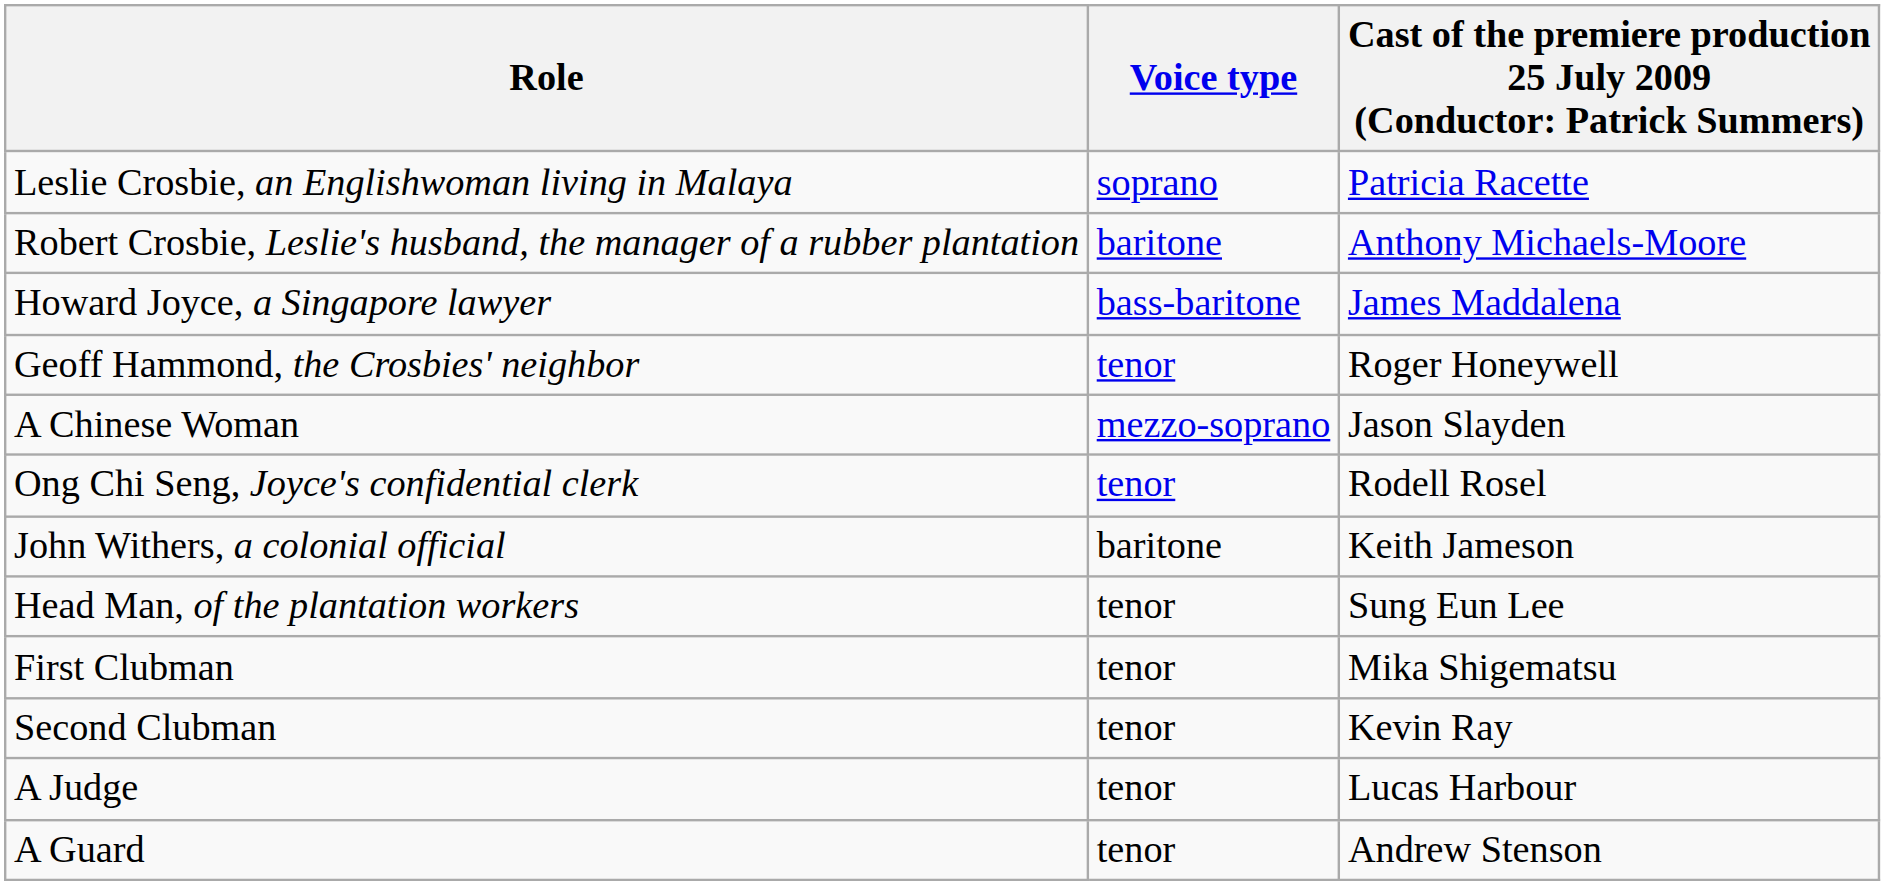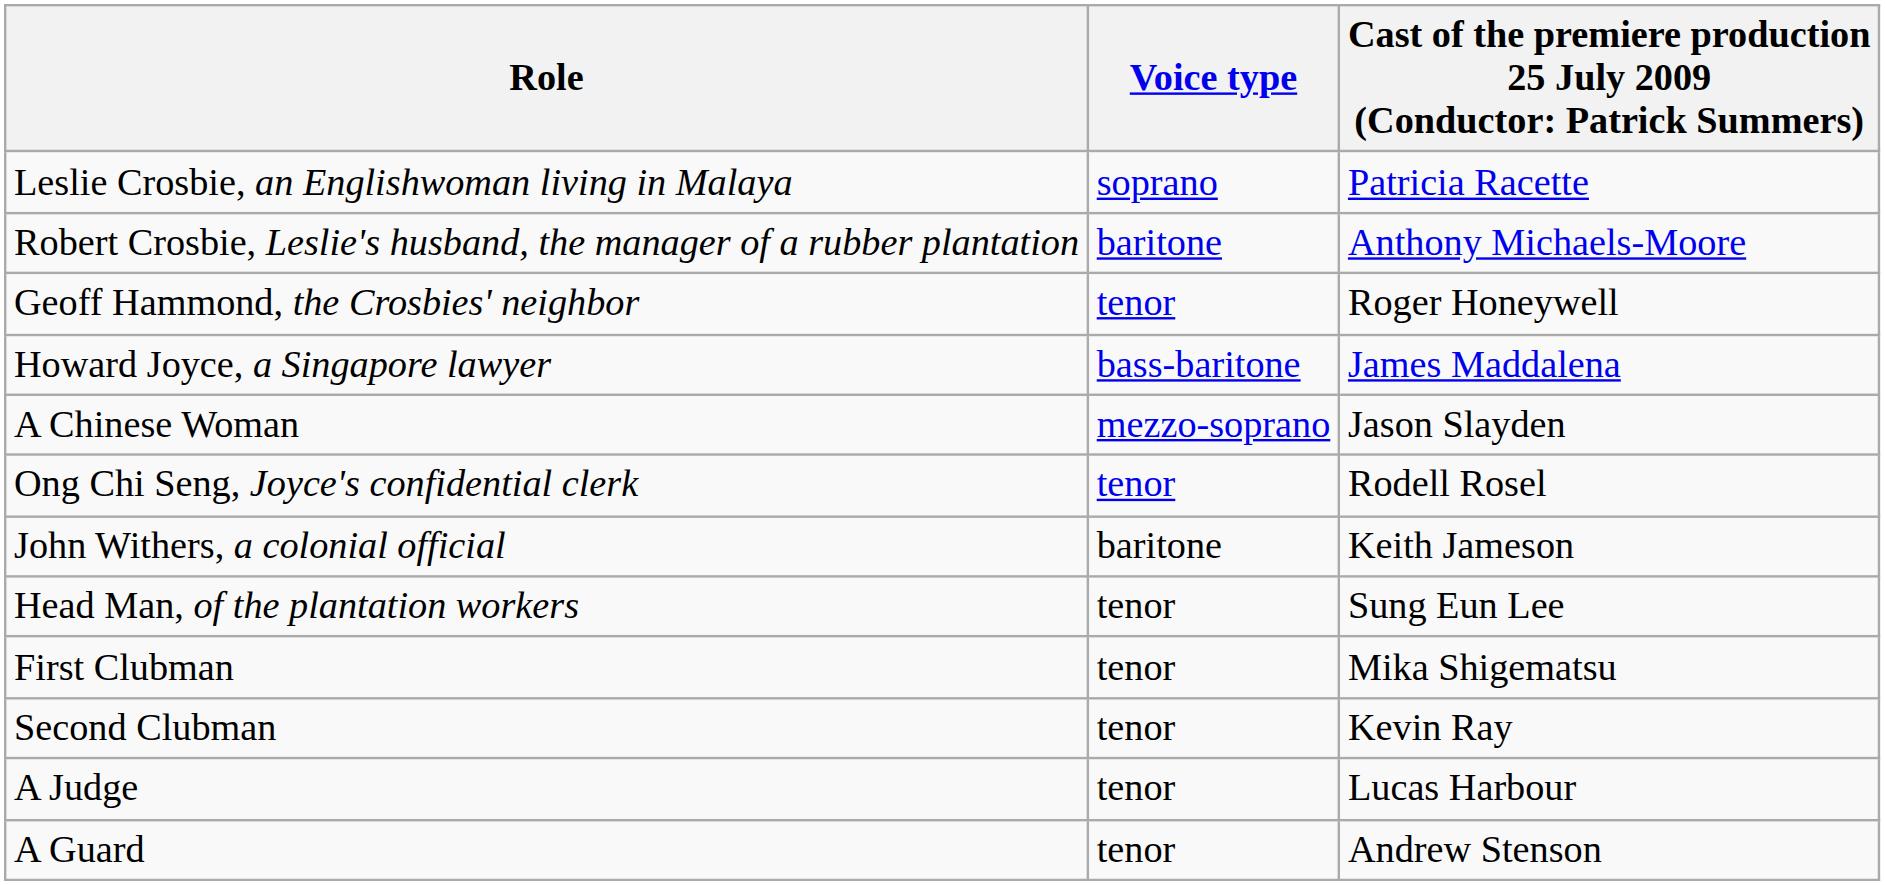rows swapped: (283, 302) <-> (327, 363)
